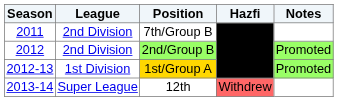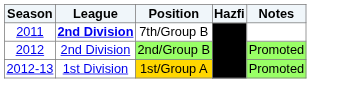(98, 32) normal -> (95, 32) bold
- row: (178, 87)
